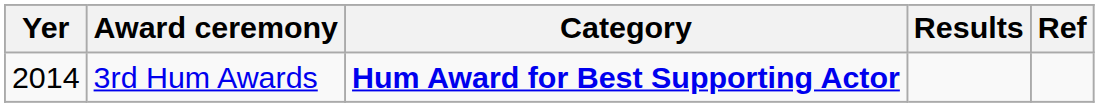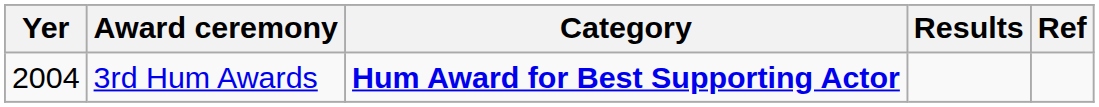(46, 76) 2014 -> (46, 76) 2004
